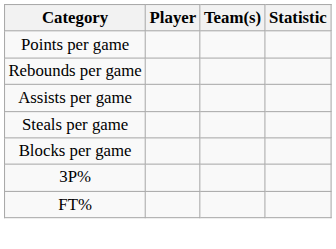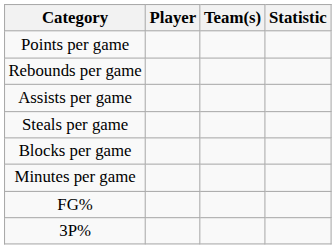+ row: (75, 177)
+ row: (75, 204)
- row: (75, 204)
